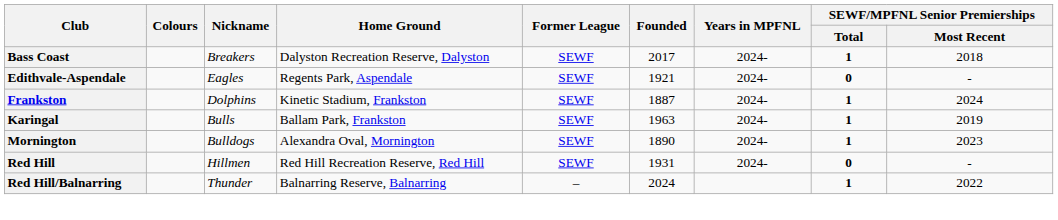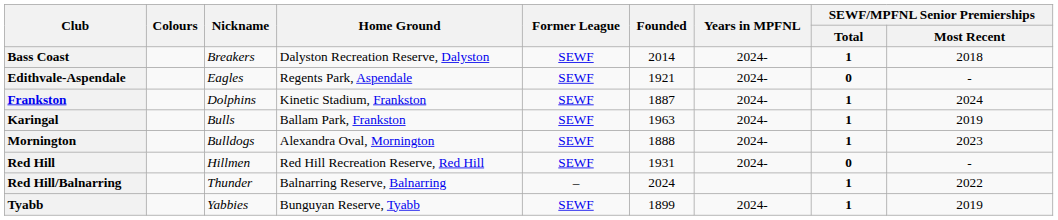(662, 57) 2017 -> (662, 57) 2014
(662, 141) 1890 -> (662, 141) 1888
+ row: (25, 204)
